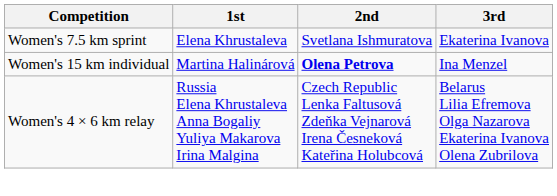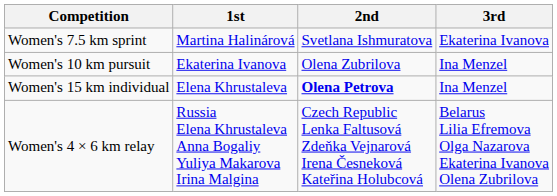(232, 40) Elena Khrustaleva -> (235, 40) Martina Halinárová
+ row: (79, 64)
(235, 64) Martina Halinárová -> (232, 87) Elena Khrustaleva
